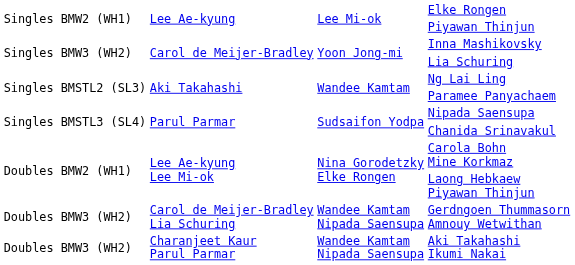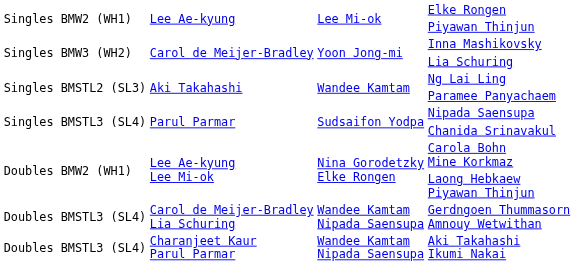(68, 217) Doubles BMW3 (WH2) -> (75, 217) Doubles BMSTL3 (SL4)
(68, 248) Doubles BMW3 (WH2) -> (75, 248) Doubles BMSTL3 (SL4)
